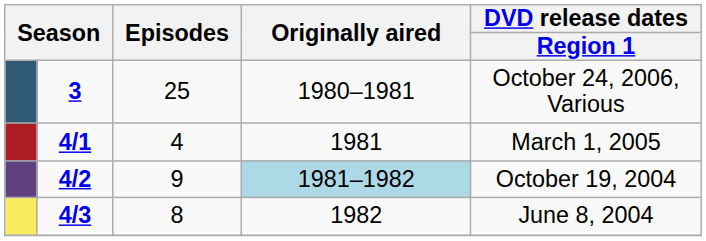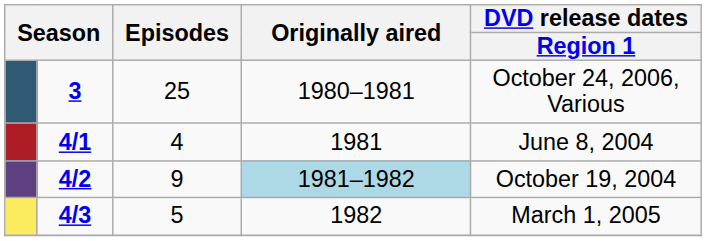(586, 141) March 1, 2005 -> (586, 141) June 8, 2004
(177, 215) 8 -> (177, 215) 5
(586, 215) June 8, 2004 -> (586, 215) March 1, 2005
